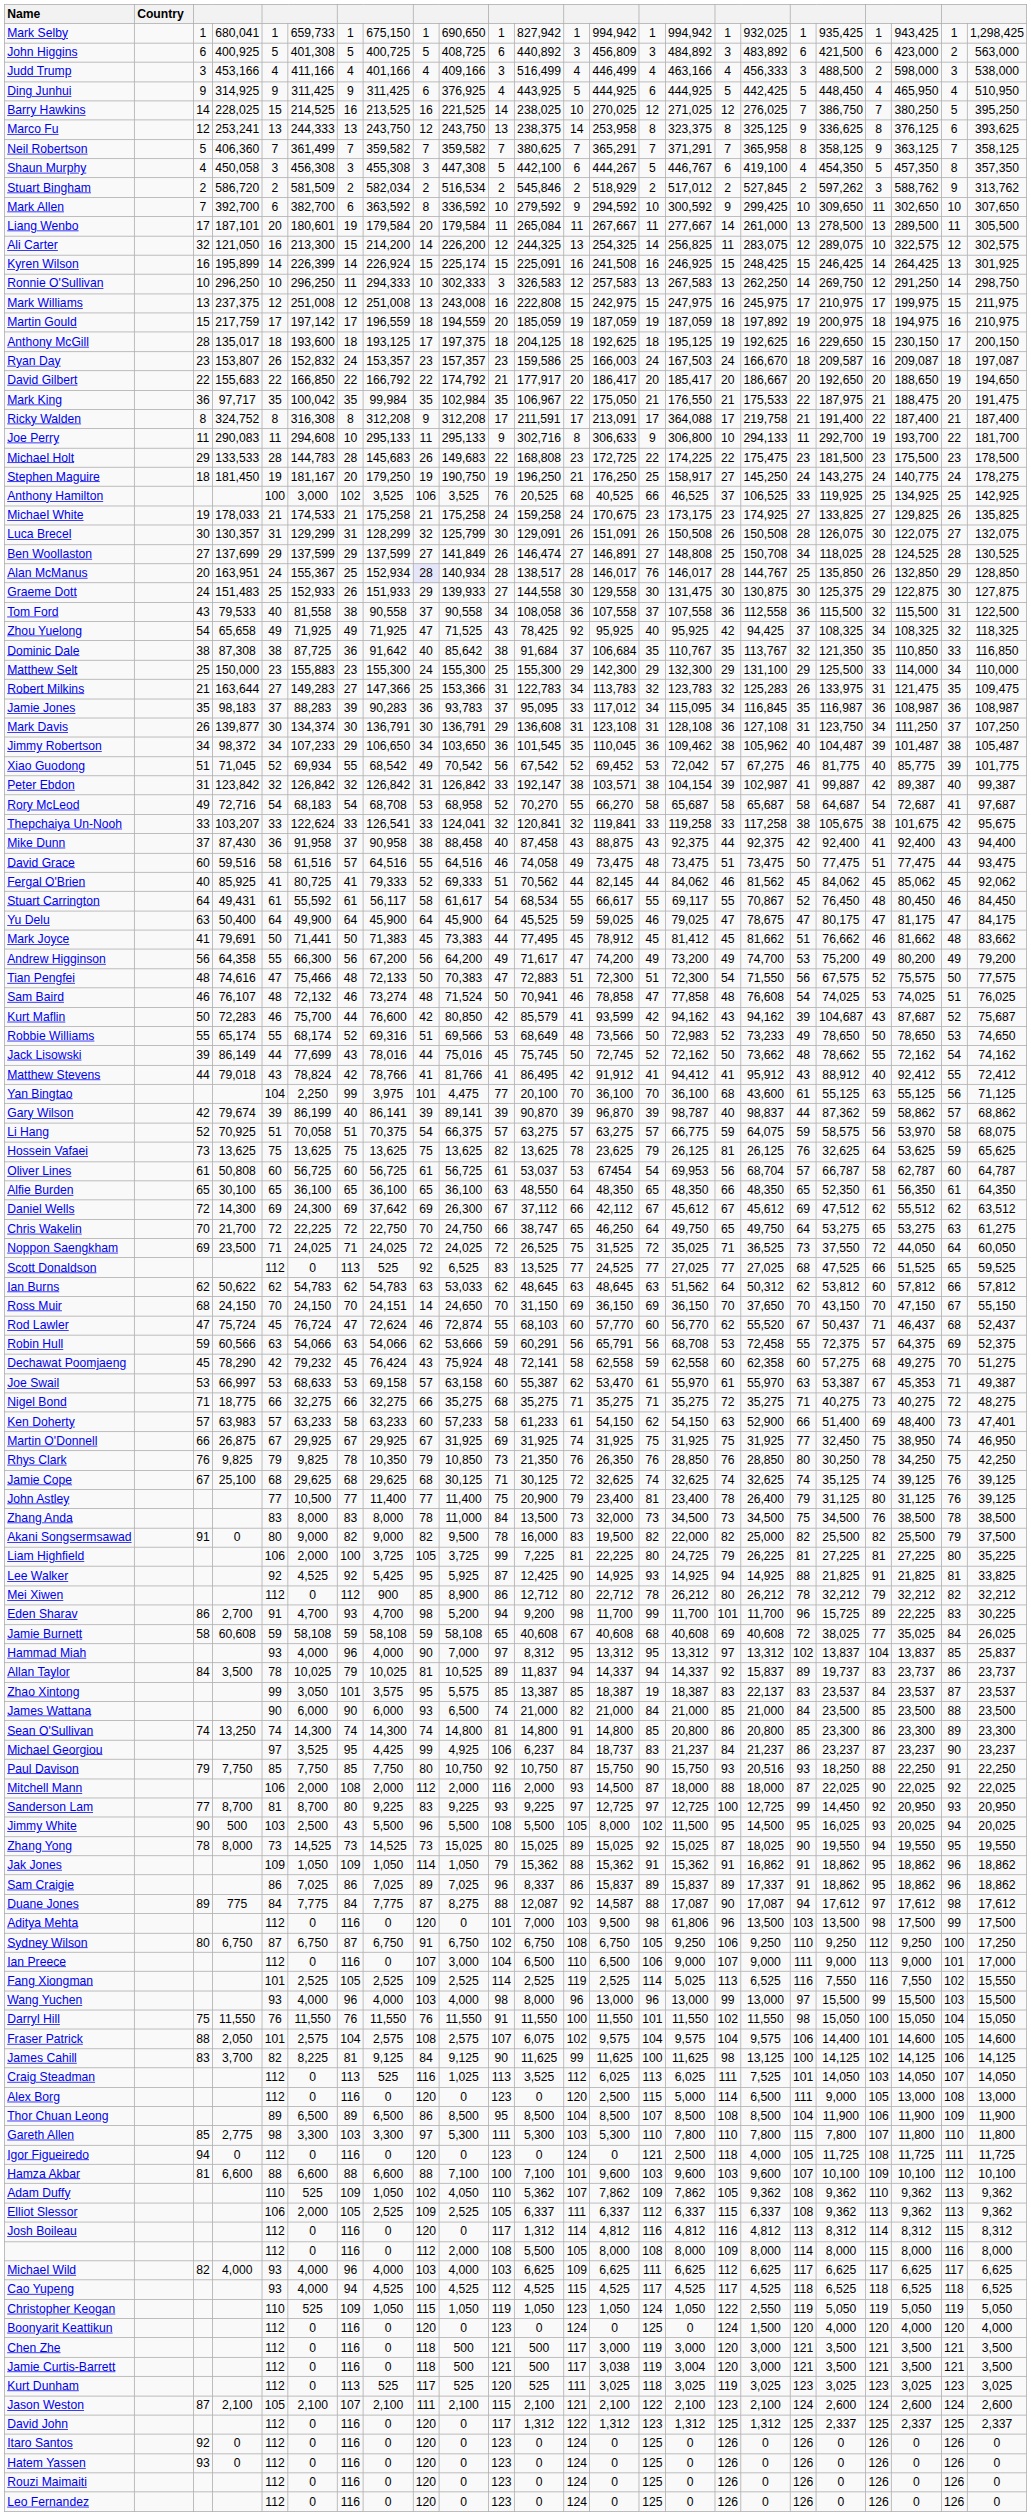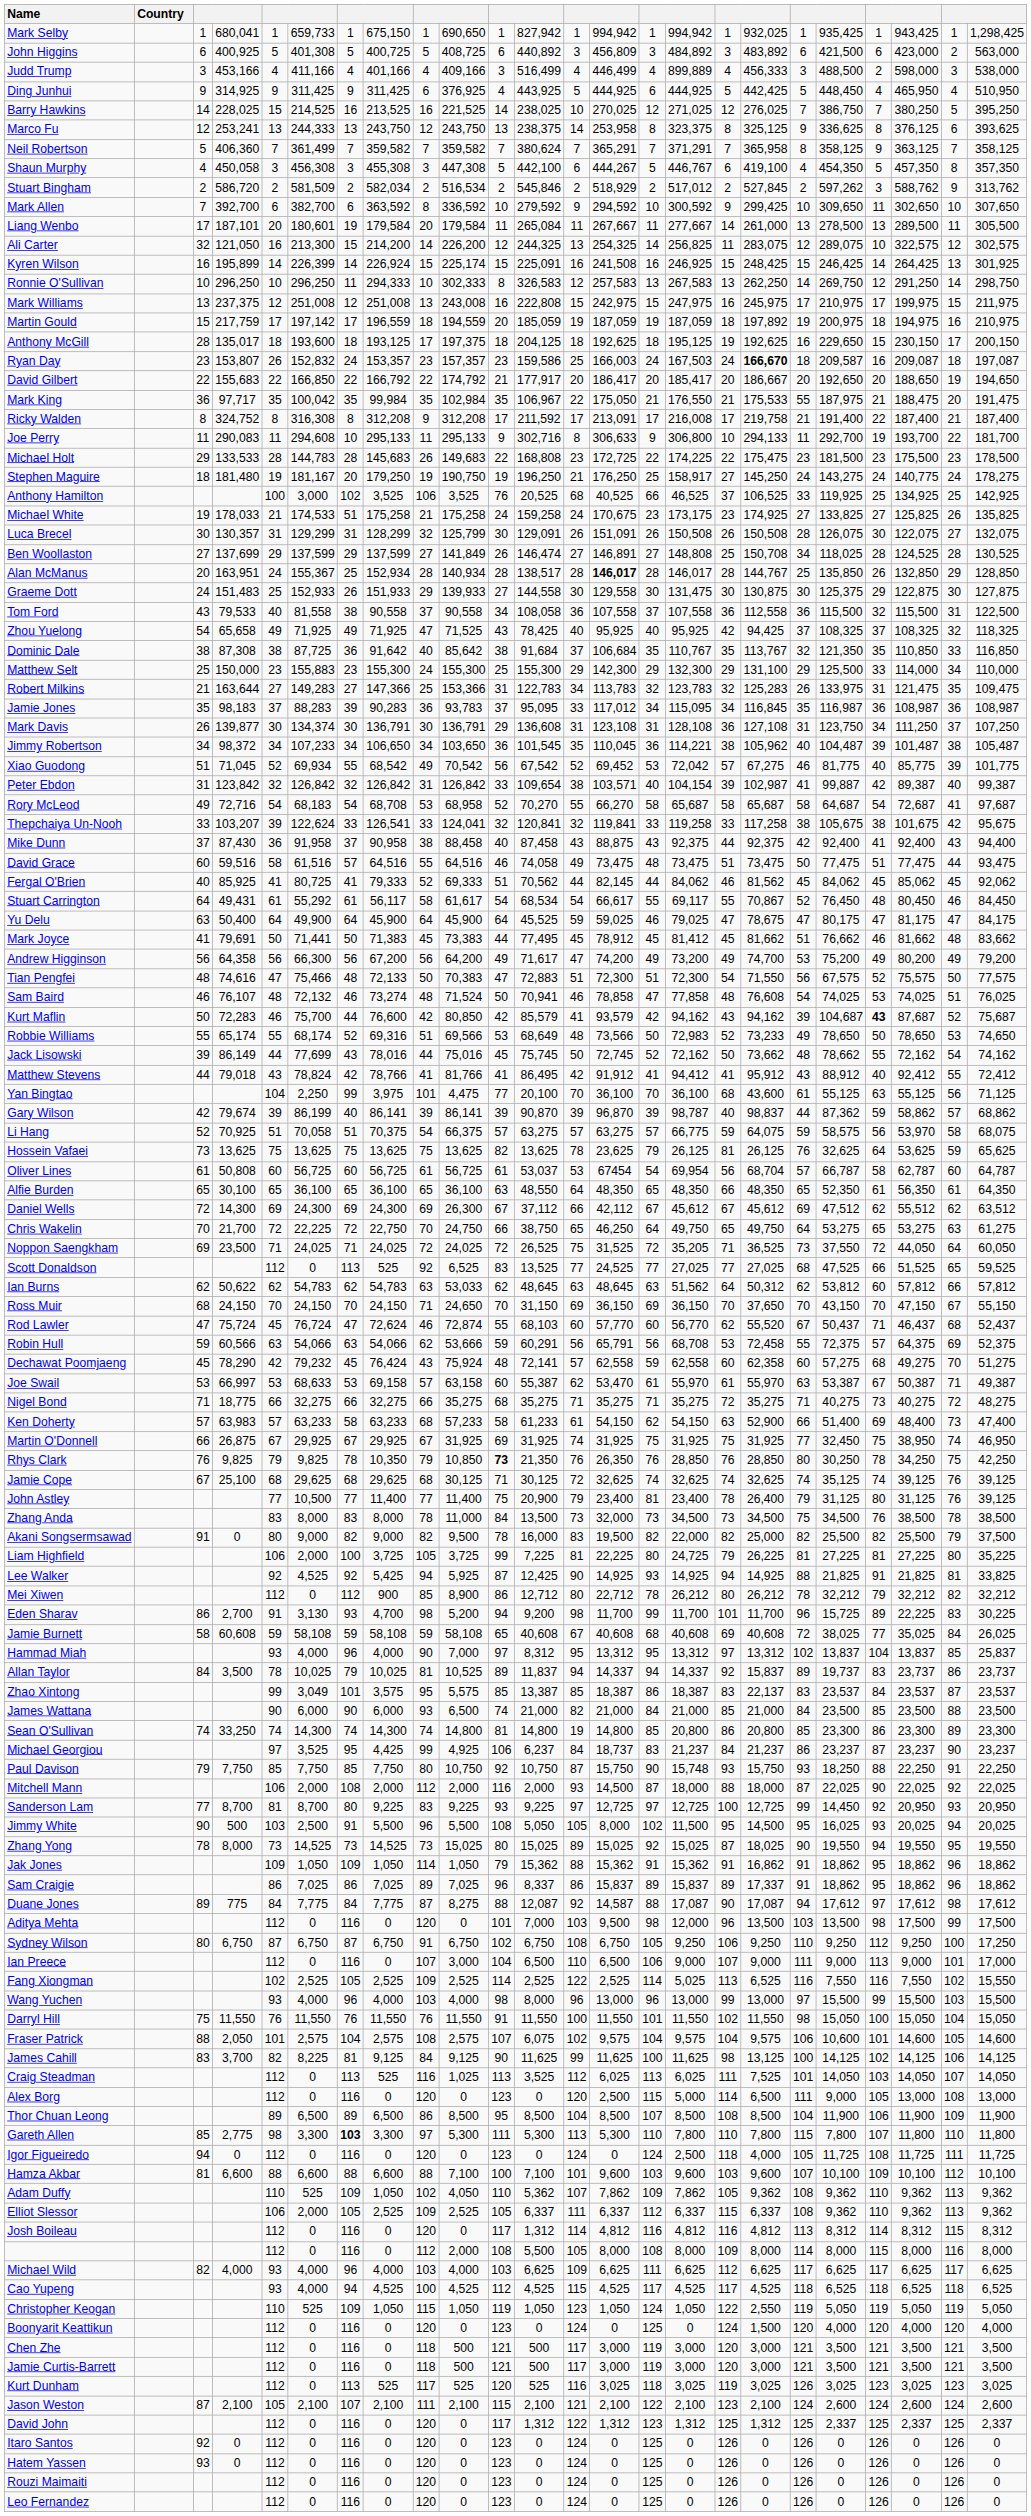(690, 71) 463,166 -> (690, 71) 899,889
(539, 149) 380,625 -> (539, 149) 380,624
(501, 284) 3 -> (501, 284) 8
(765, 361) normal -> (765, 361) bold
(803, 399) 22 -> (803, 399) 55
(539, 419) 211,591 -> (539, 419) 211,592
(690, 419) 364,088 -> (690, 419) 216,008
(237, 476) 181,450 -> (237, 476) 181,480
(350, 515) 21 -> (350, 515) 51
(916, 515) 129,825 -> (916, 515) 125,825
(426, 573) lavender background -> (426, 573) no background
(615, 573) normal -> (615, 573) bold
(652, 573) 76 -> (652, 573) 28
(577, 631) 92 -> (577, 631) 40
(879, 631) 34 -> (879, 631) 37
(350, 746) 29 -> (350, 746) 34
(690, 746) 109,462 -> (690, 746) 114,221
(539, 785) 192,147 -> (539, 785) 109,654
(652, 785) 38 -> (652, 785) 40
(275, 824) 33 -> (275, 824) 39
(313, 901) 55,592 -> (313, 901) 55,292
(577, 901) 55 -> (577, 901) 54
(275, 959) 55 -> (275, 959) 56
(615, 1016) 93,599 -> (615, 1016) 93,579
(879, 1016) normal -> (879, 1016) bold
(464, 1113) 89,141 -> (464, 1113) 86,141
(690, 1171) 69,953 -> (690, 1171) 69,954
(388, 1209) 37,642 -> (388, 1209) 24,300
(539, 1229) 38,747 -> (539, 1229) 38,750
(690, 1248) 35,025 -> (690, 1248) 35,205
(388, 1306) 24,151 -> (388, 1306) 24,150
(426, 1306) 14 -> (426, 1306) 71
(577, 1364) 58 -> (577, 1364) 57
(916, 1383) 45,353 -> (916, 1383) 50,387
(426, 1421) 60 -> (426, 1421) 68
(997, 1421) 47,401 -> (997, 1421) 47,400
(501, 1460) normal -> (501, 1460) bold
(426, 1576) 95 -> (426, 1576) 94
(313, 1614) 4,700 -> (313, 1614) 3,130
(313, 1691) 3,050 -> (313, 1691) 3,049
(652, 1691) 19 -> (652, 1691) 86
(237, 1730) 13,250 -> (237, 1730) 33,250
(577, 1730) 91 -> (577, 1730) 19
(690, 1769) 15,750 -> (690, 1769) 15,748
(765, 1769) 20,516 -> (765, 1769) 15,750
(350, 1826) 43 -> (350, 1826) 91
(539, 1826) 5,500 -> (539, 1826) 5,050
(690, 1923) 61,806 -> (690, 1923) 12,000
(275, 1981) 101 -> (275, 1981) 102
(577, 1981) 119 -> (577, 1981) 122
(841, 2039) 14,400 -> (841, 2039) 10,600
(350, 2135) normal -> (350, 2135) bold
(577, 2135) 103 -> (577, 2135) 113
(652, 2154) 121 -> (652, 2154) 124
(879, 2212) 113 -> (879, 2212) 110
(615, 2366) 3,038 -> (615, 2366) 3,000
(690, 2366) 3,004 -> (690, 2366) 3,000
(577, 2386) 111 -> (577, 2386) 116
(803, 2386) 123 -> (803, 2386) 126
